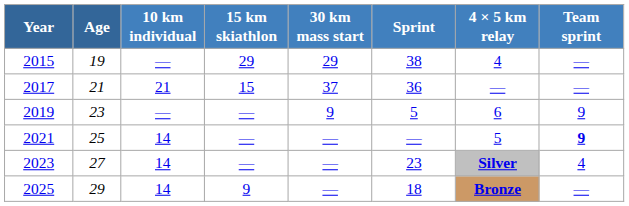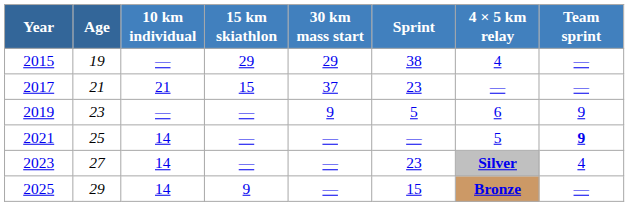(414, 86) 36 -> (414, 86) 23
(414, 189) 18 -> (414, 189) 15
